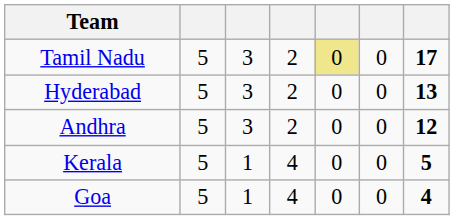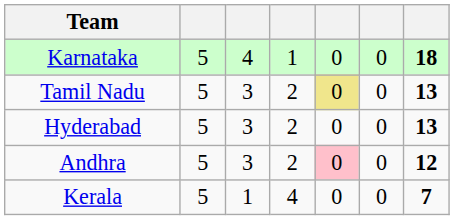+ row: (93, 57)
(426, 57) 17 -> (426, 92) 13
(337, 127) no background -> (337, 162) pink background
(426, 162) 5 -> (426, 197) 7
- row: (93, 197)
